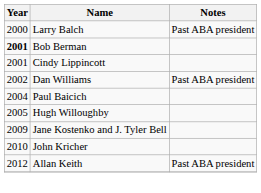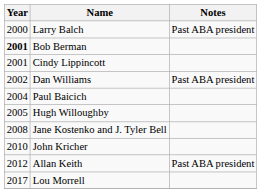(17, 130) 2009 -> (17, 130) 2008
+ row: (59, 180)
